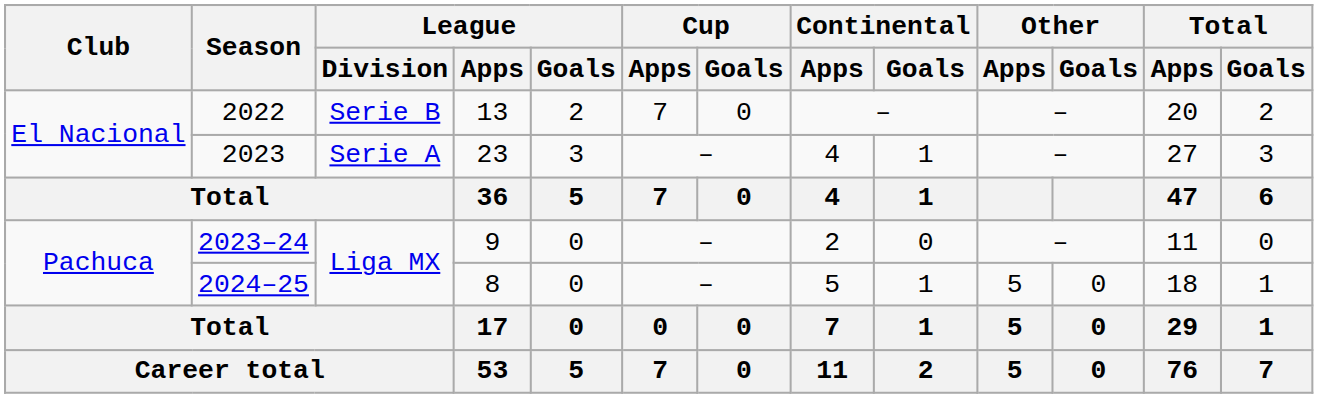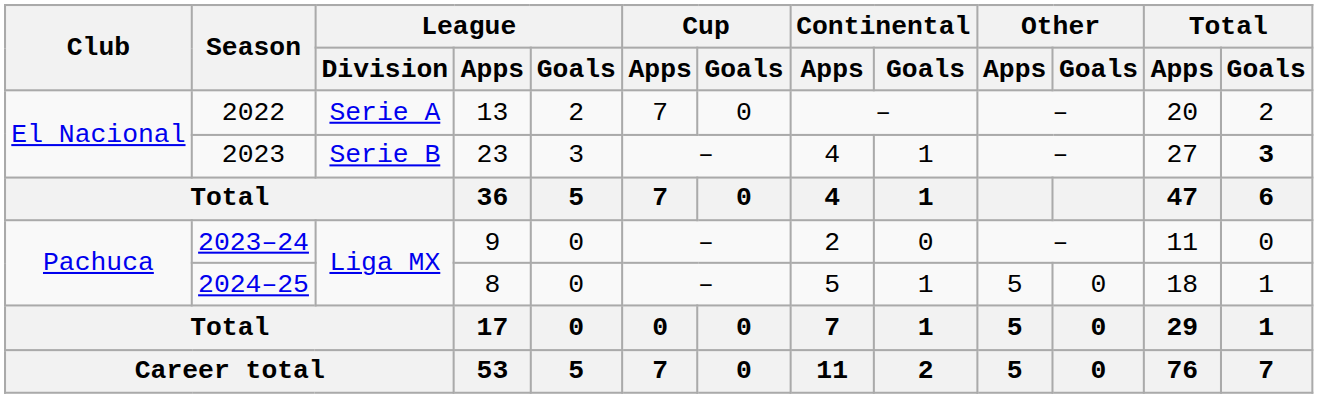(385, 113) Serie B -> (385, 113) Serie A
(385, 156) Serie A -> (385, 156) Serie B
(1266, 156) normal -> (1266, 156) bold
